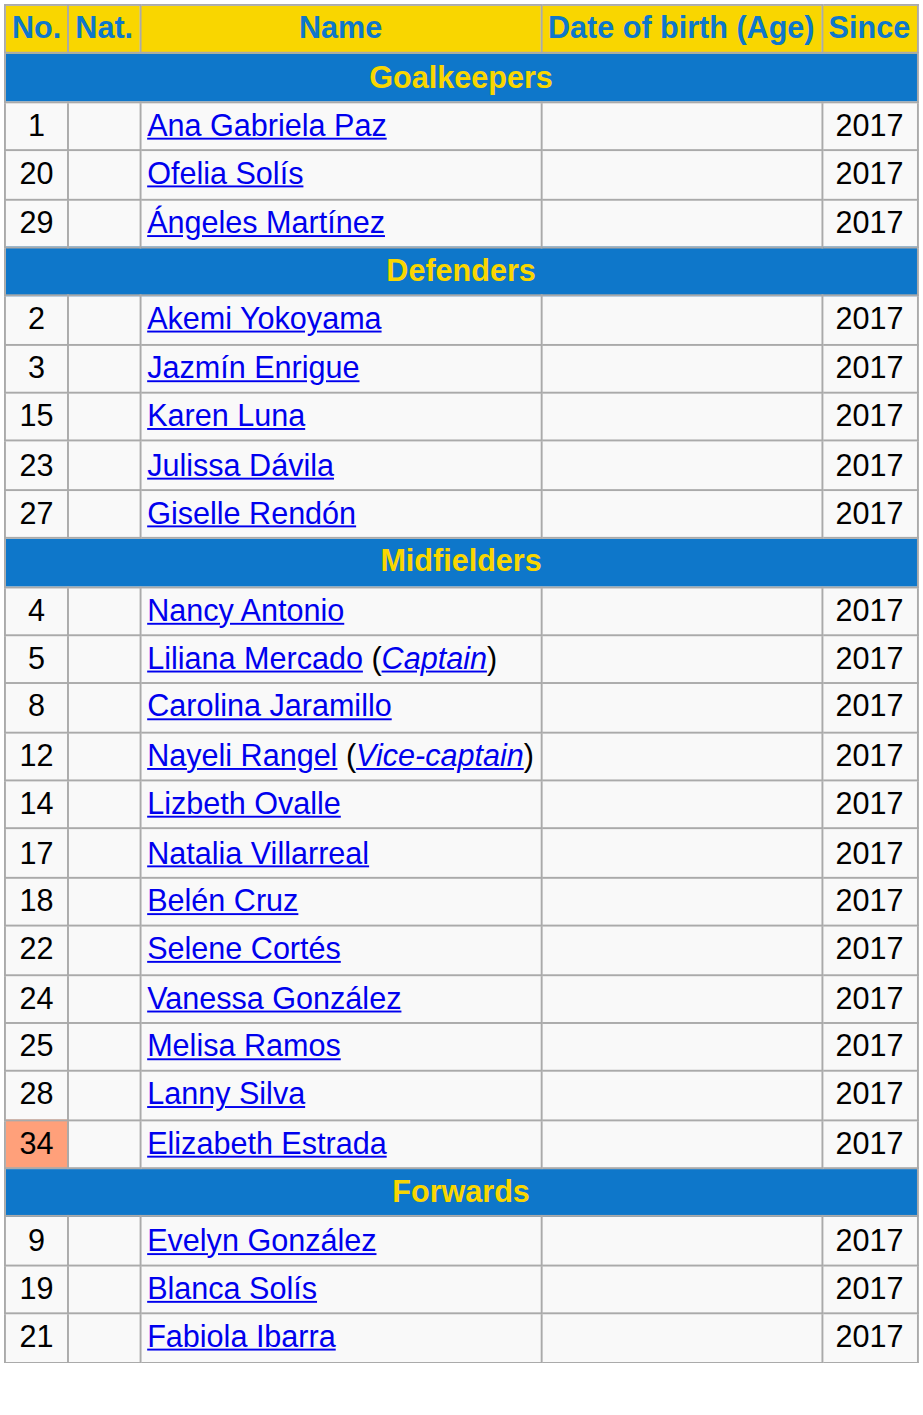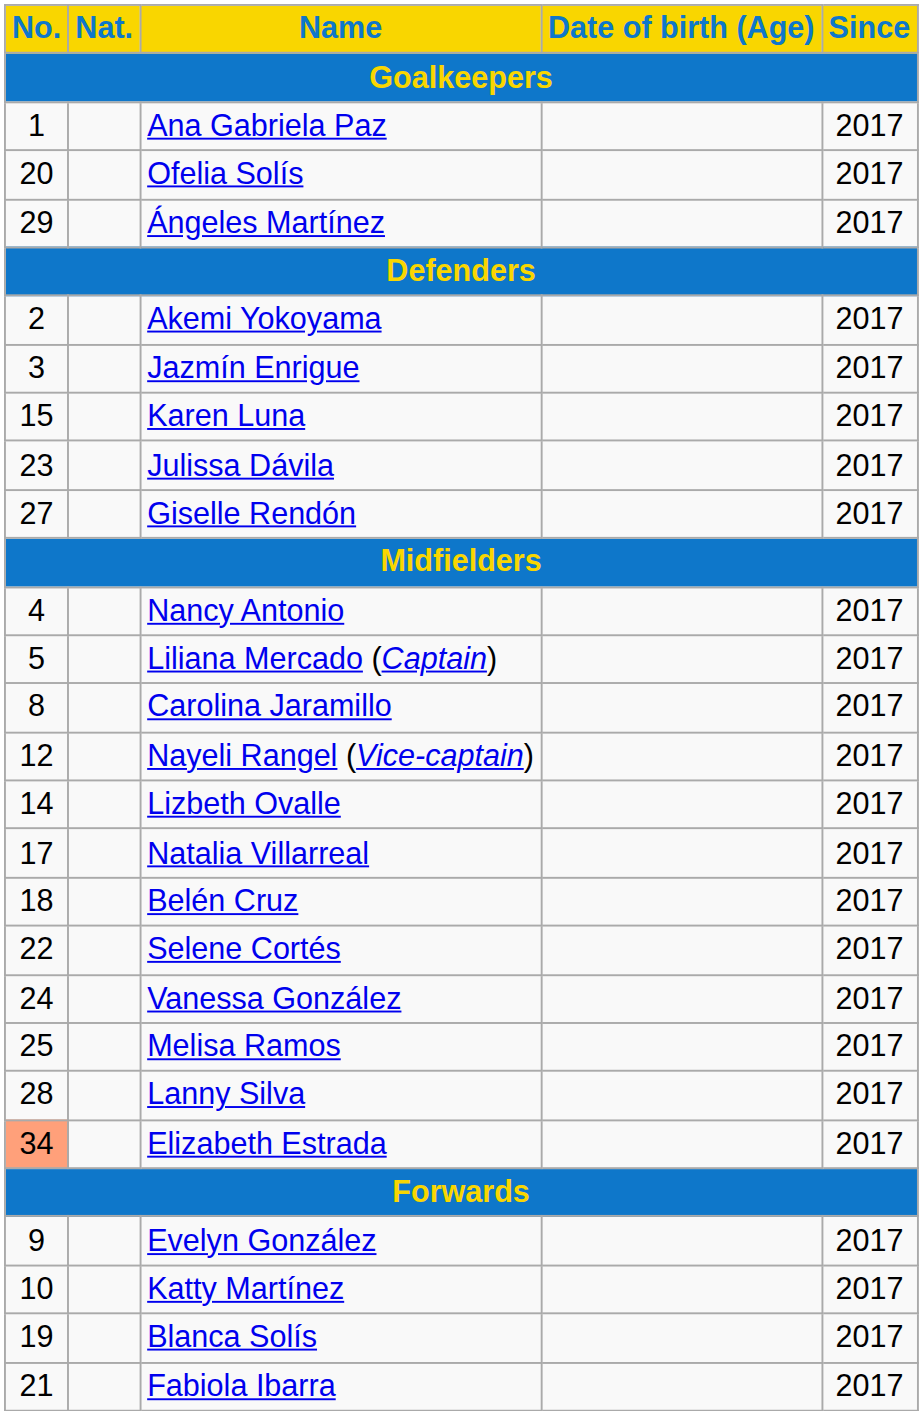+ row: (246, 1288)
